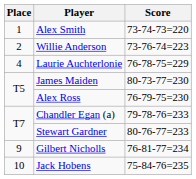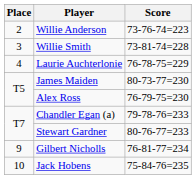- row: (61, 30)
+ row: (63, 47)
